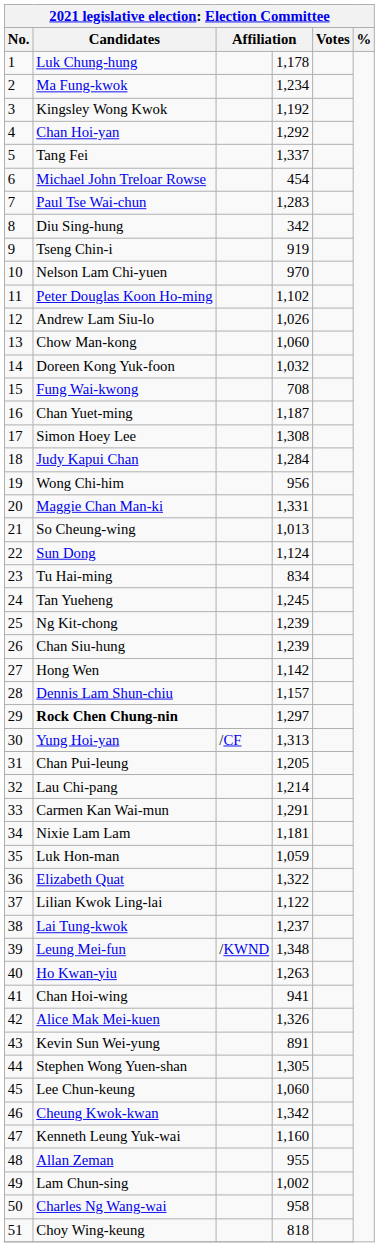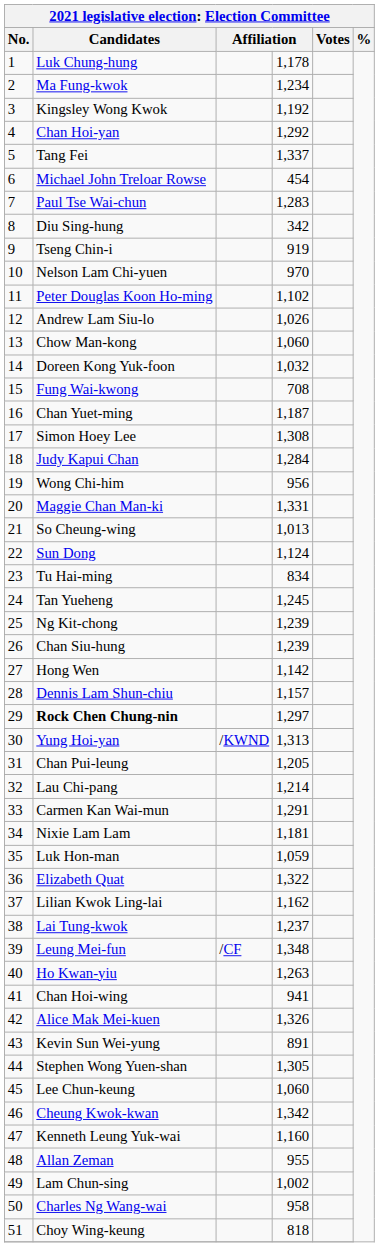(230, 739) /CF -> (244, 739) /KWND
(293, 903) 1,122 -> (293, 903) 1,162
(244, 949) /KWND -> (230, 949) /CF
